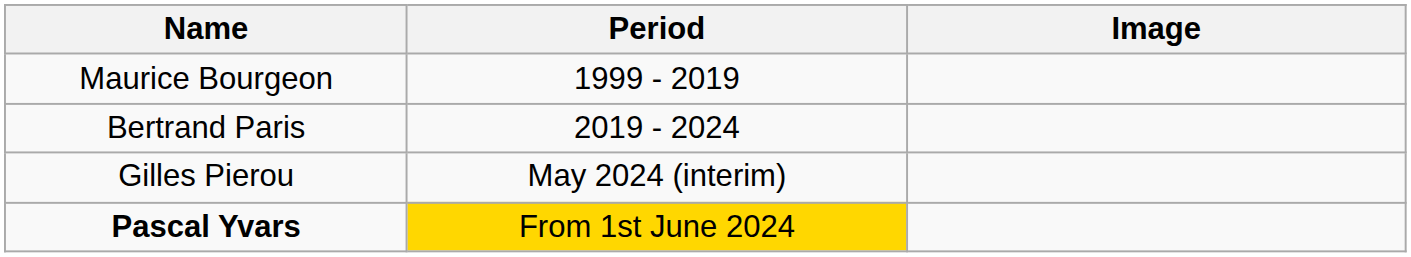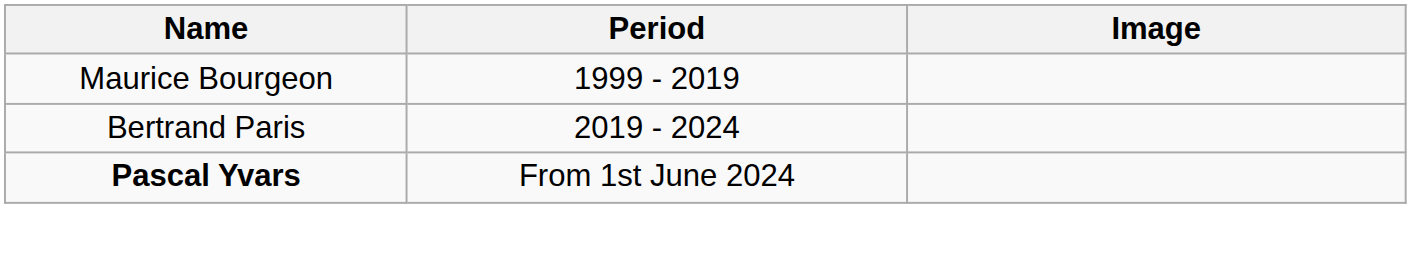- row: (206, 176)
(657, 226) gold background -> (657, 176) no background
